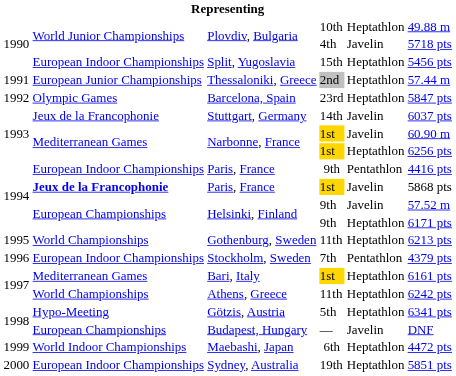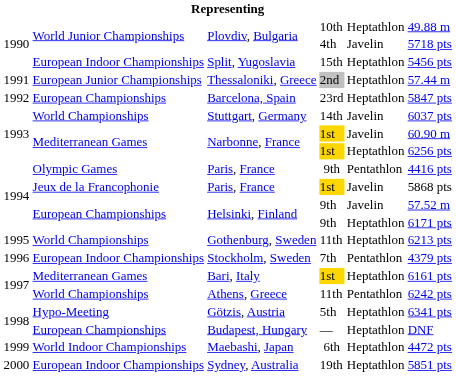(75, 97) Olympic Games -> (99, 97) European Championships
(96, 115) Jeux de la Francophonie -> (91, 115) World Championships
(118, 169) European Indoor Championships -> (75, 169) Olympic Games
(100, 187) bold -> (96, 187) normal
(376, 293) Heptathlon -> (375, 293) Pentathlon
(365, 329) Javelin -> (376, 329) Heptathlon
